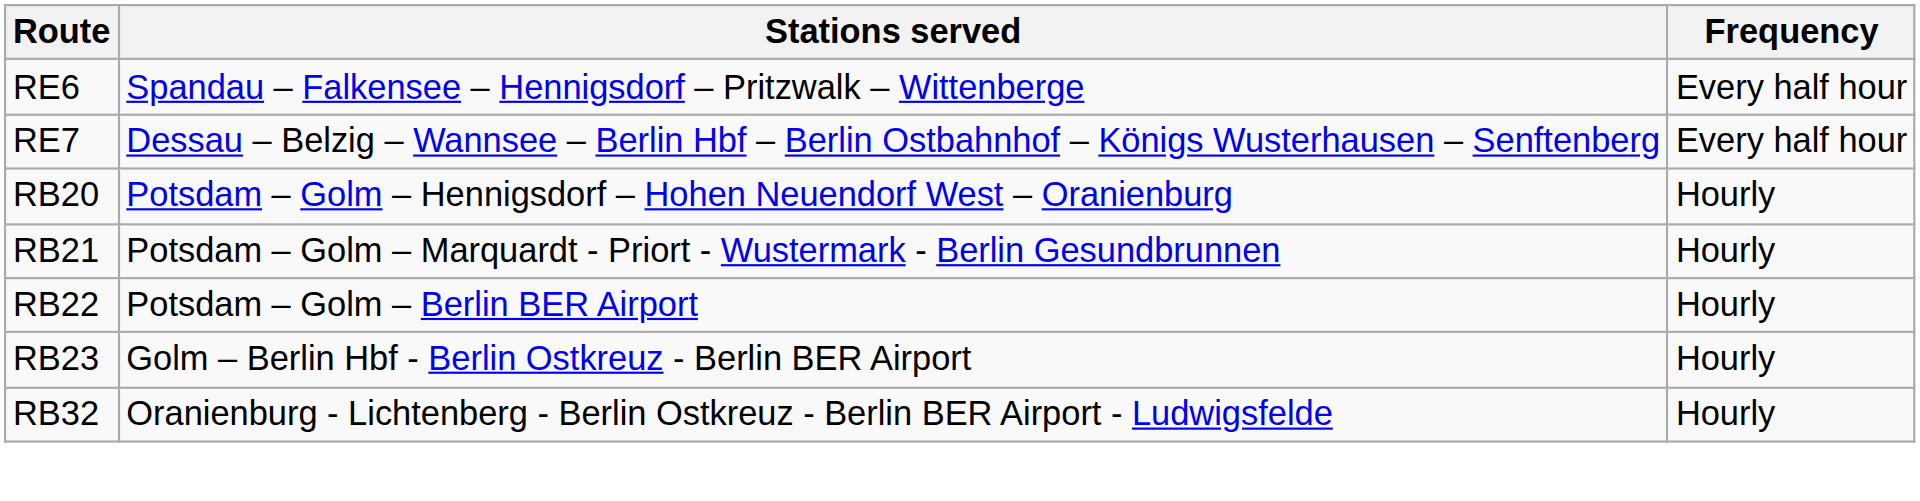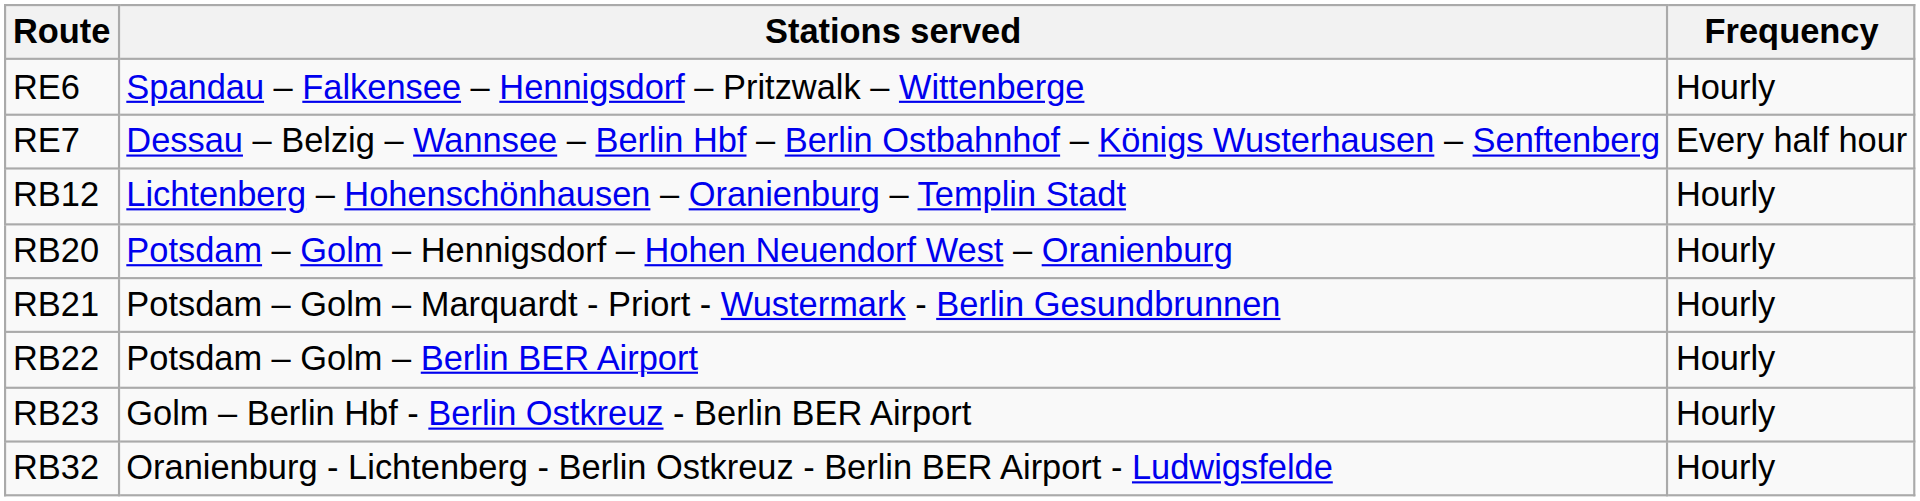(1792, 86) Every half hour -> (1726, 86) Hourly
+ row: (56, 195)
